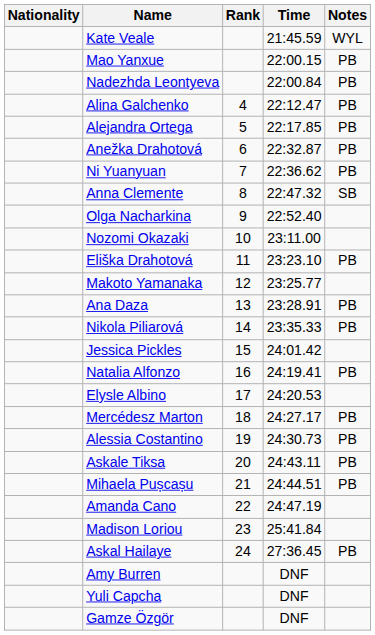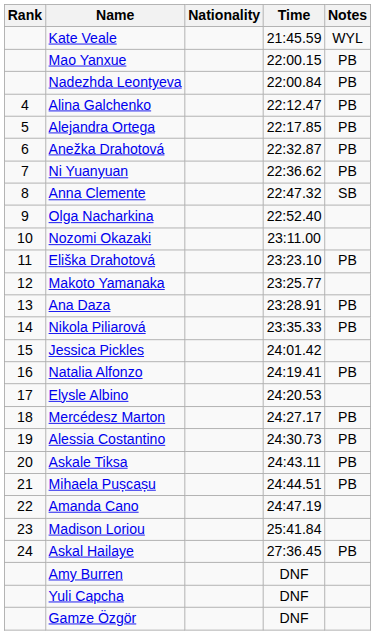columns swapped: (243, 15) <-> (44, 15)
